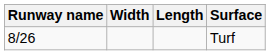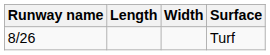columns swapped: (180, 15) <-> (130, 15)
